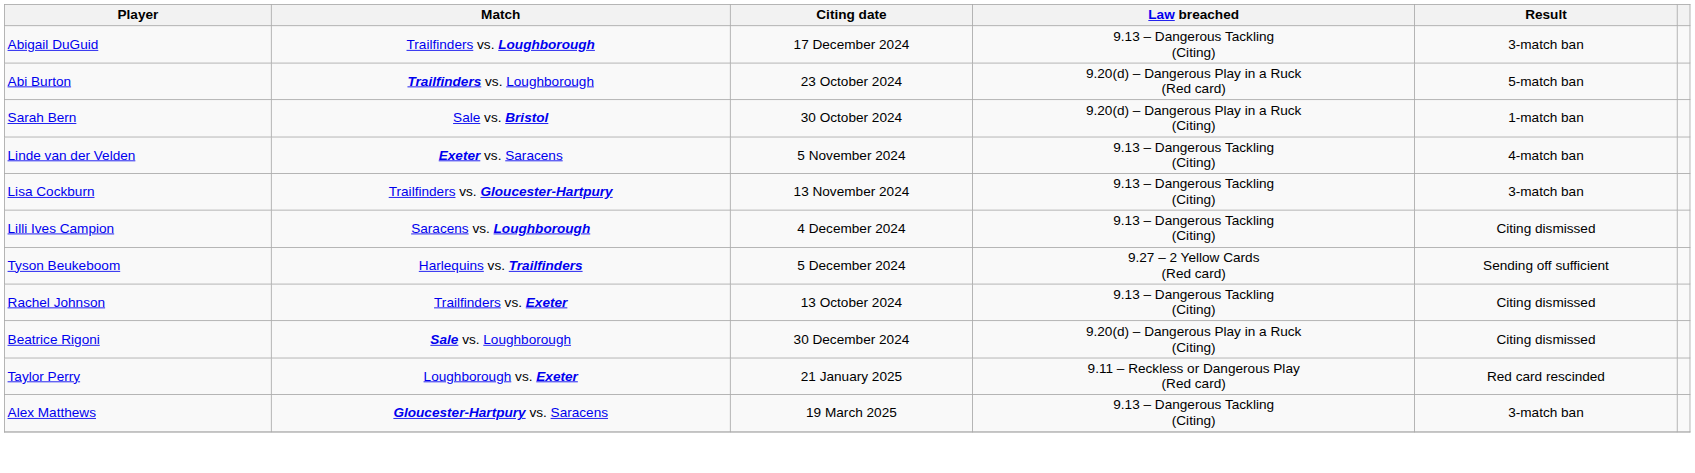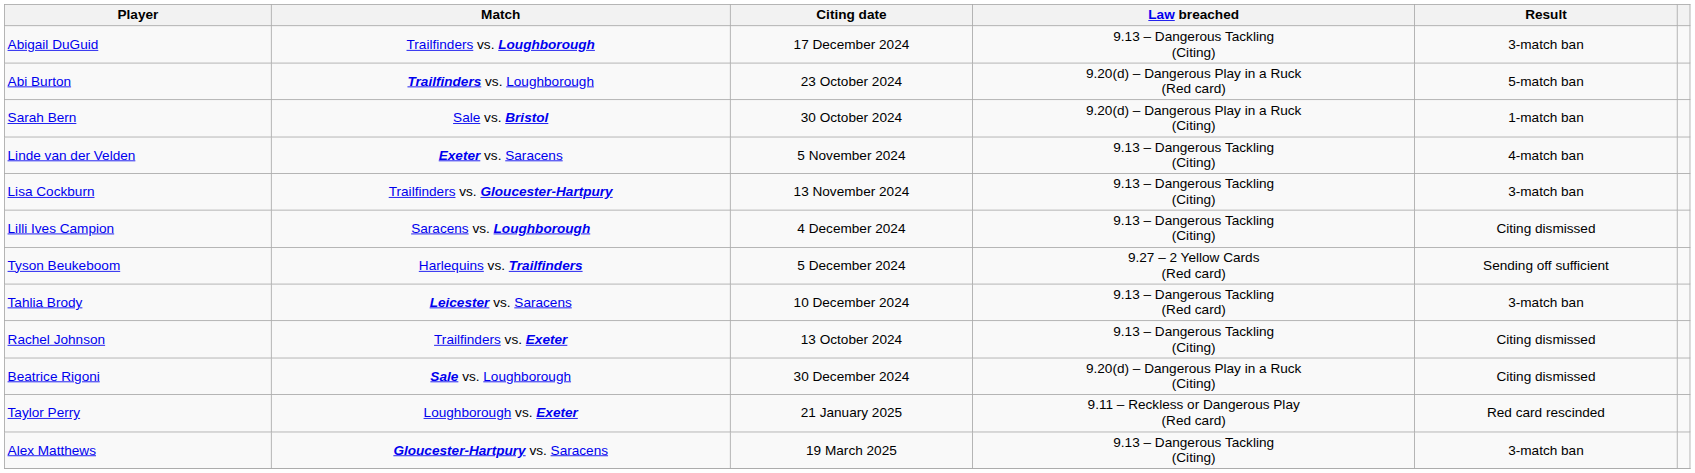+ row: (45, 302)
